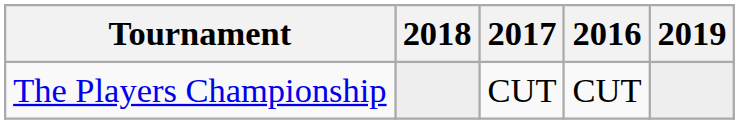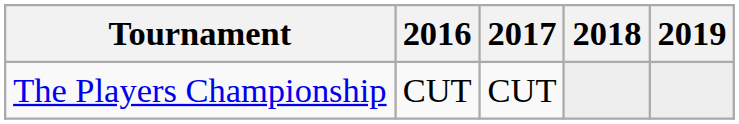columns swapped: (607, 33) <-> (437, 33)
